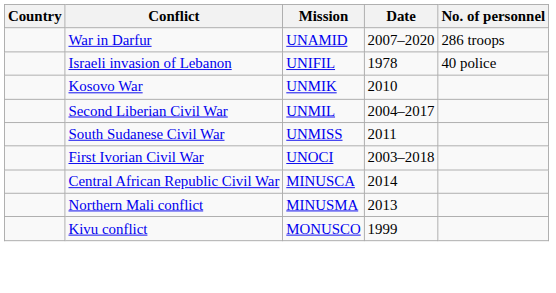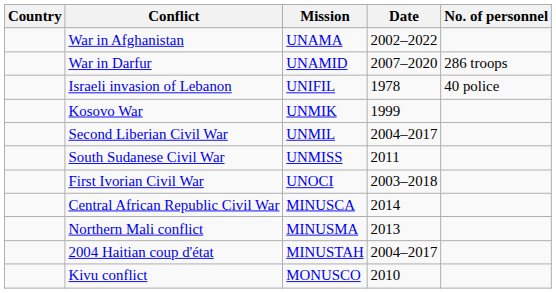+ row: (126, 39)
(382, 87) 2010 -> (385, 110) 1999
+ row: (141, 252)
(382, 228) 1999 -> (385, 275) 2010
